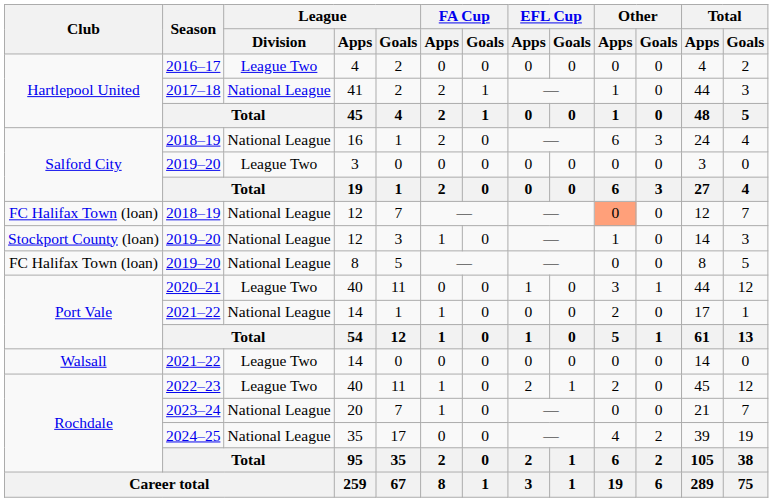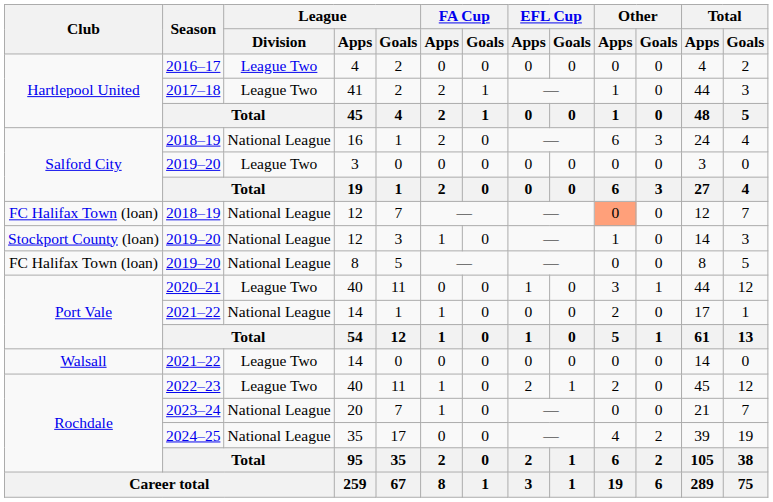(279, 90) National League -> (279, 90) League Two
